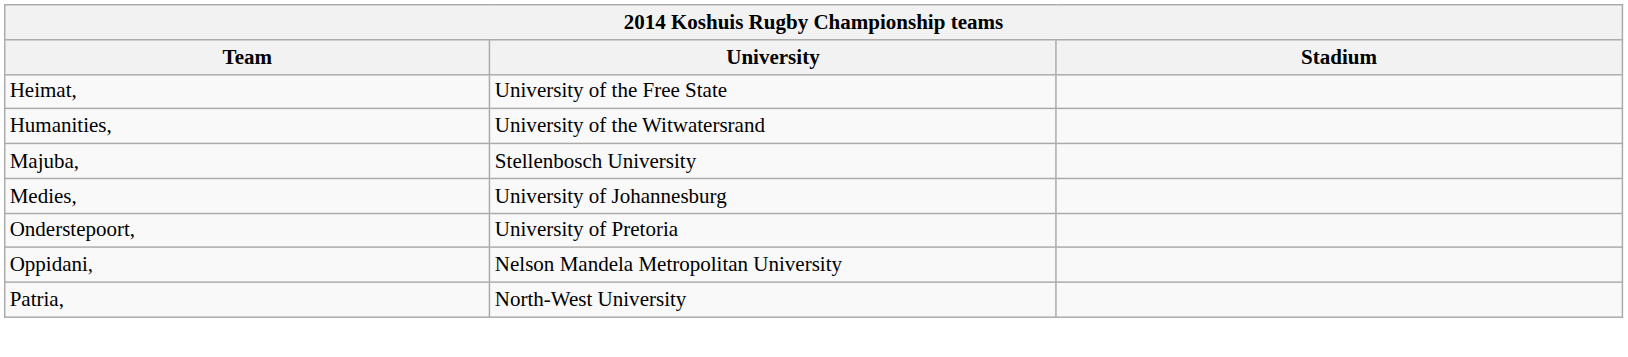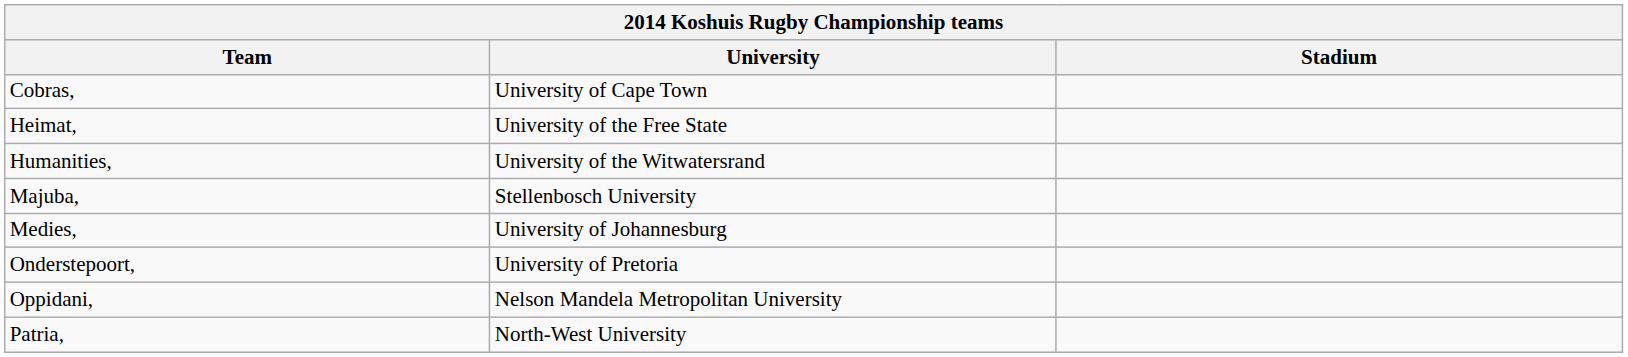+ row: (42, 91)
